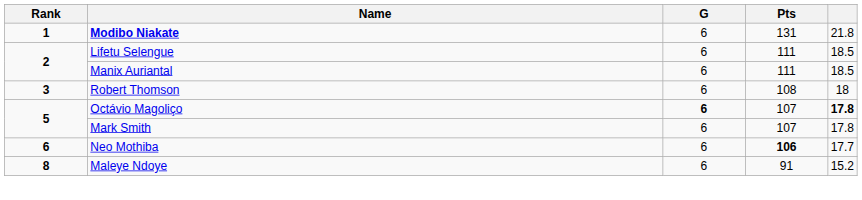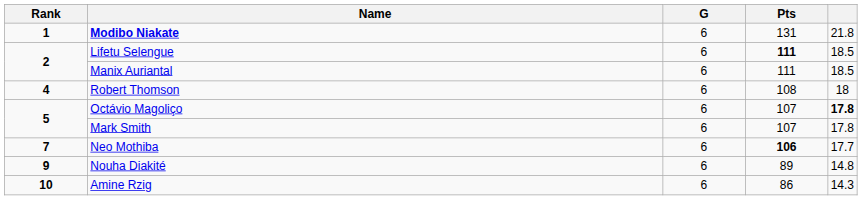(786, 52) normal -> (786, 52) bold
(46, 90) 3 -> (46, 90) 4
(704, 109) bold -> (704, 109) normal
(46, 147) 6 -> (46, 147) 7
- row: (129, 166)
+ row: (128, 166)
+ row: (121, 185)
